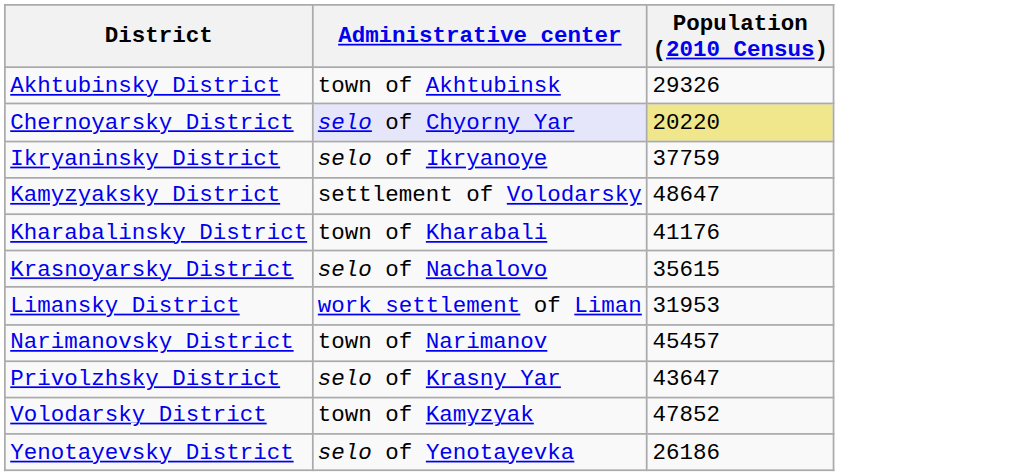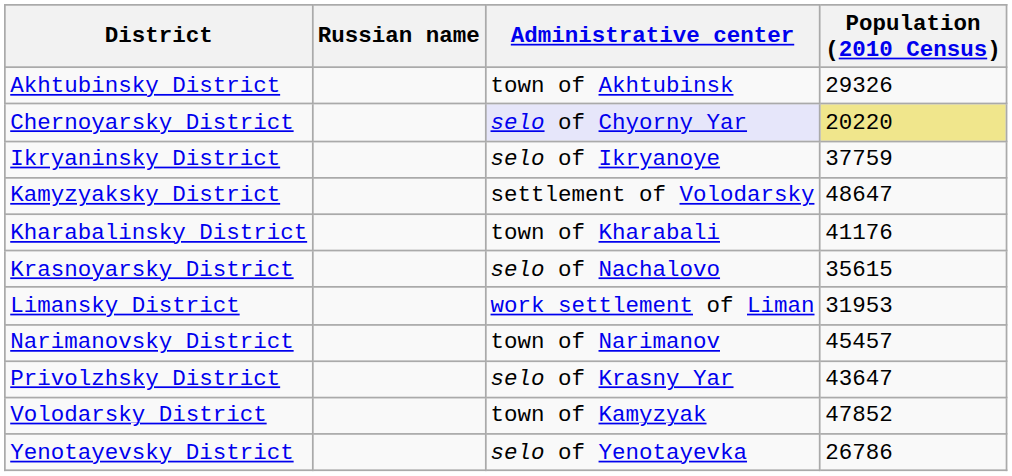+ column: (399, 36)
(686, 452) 26186 -> (859, 452) 26786
